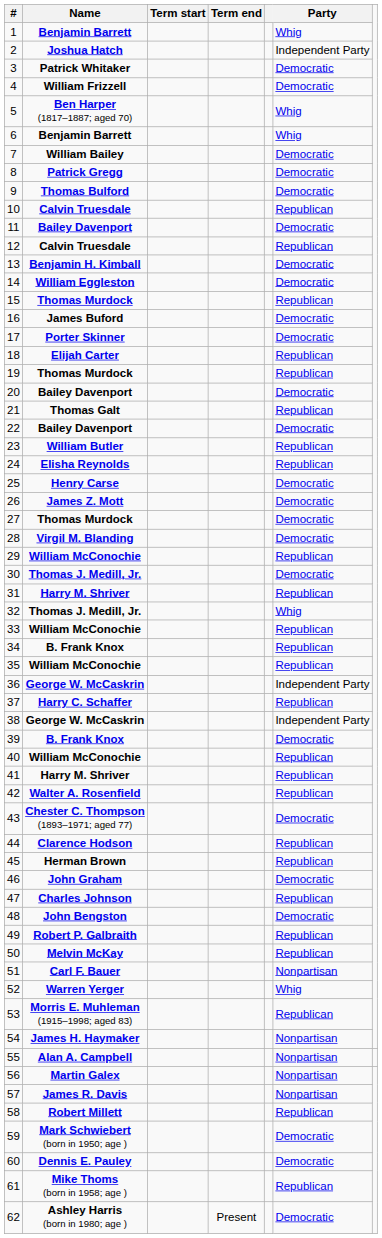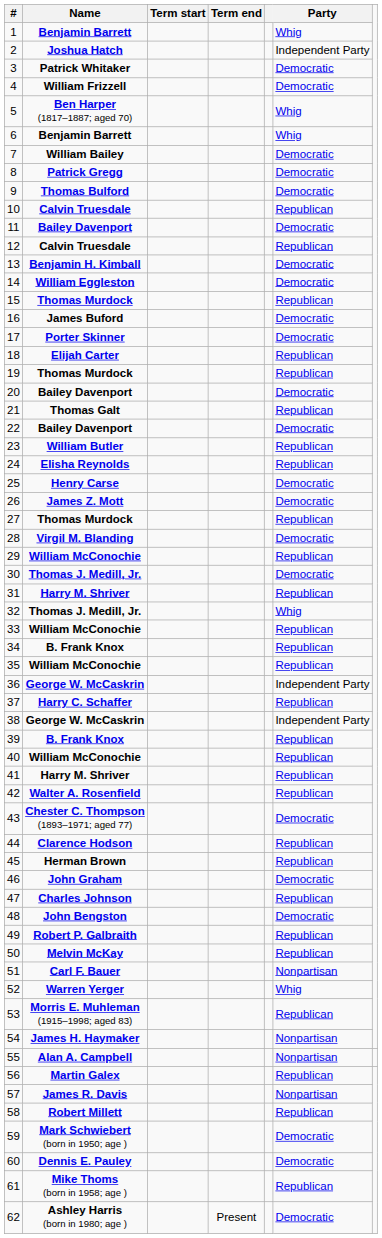(305, 519) Democratic -> (304, 519) Republican
(305, 739) Democratic -> (304, 739) Republican
(306, 1075) Nonpartisan -> (304, 1075) Republican
